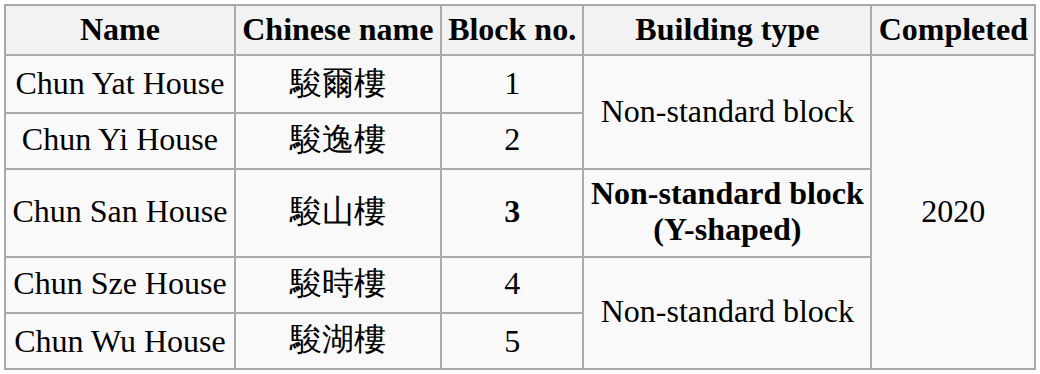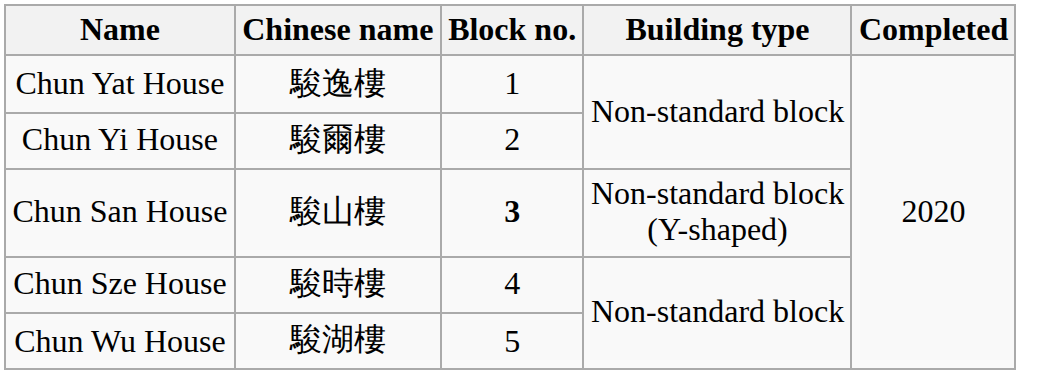(338, 82) 駿爾樓 -> (338, 82) 駿逸樓
(338, 139) 駿逸樓 -> (338, 139) 駿爾樓
(727, 212) bold -> (718, 212) normal
